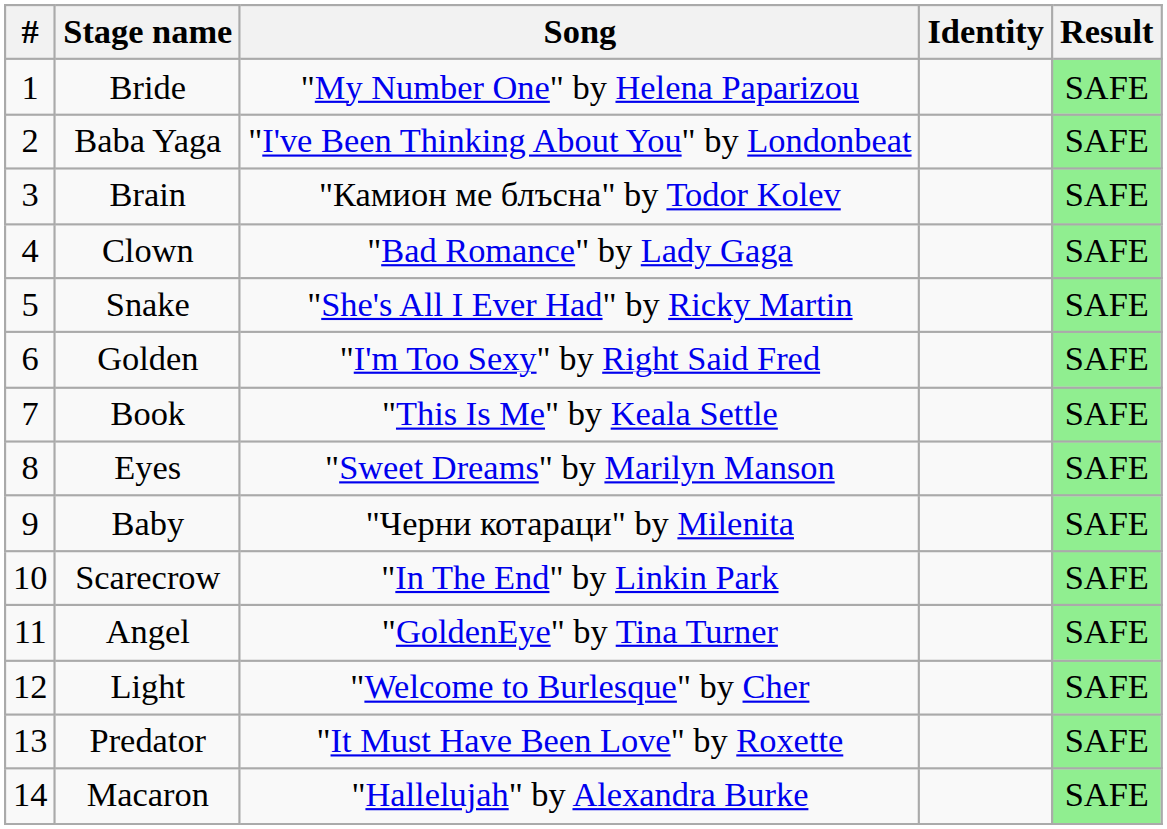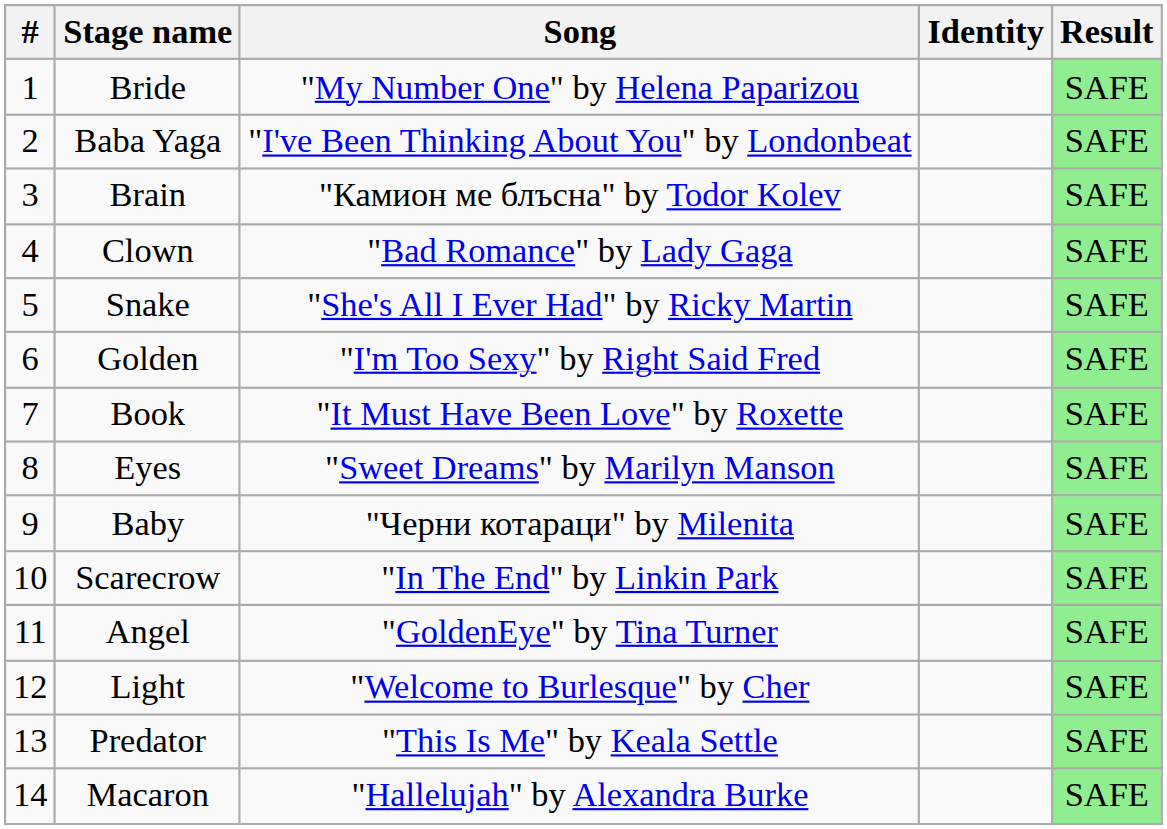(580, 413) "This Is Me" by Keala Settle -> (580, 413) "It Must Have Been Love" by Roxette
(580, 741) "It Must Have Been Love" by Roxette -> (580, 741) "This Is Me" by Keala Settle
